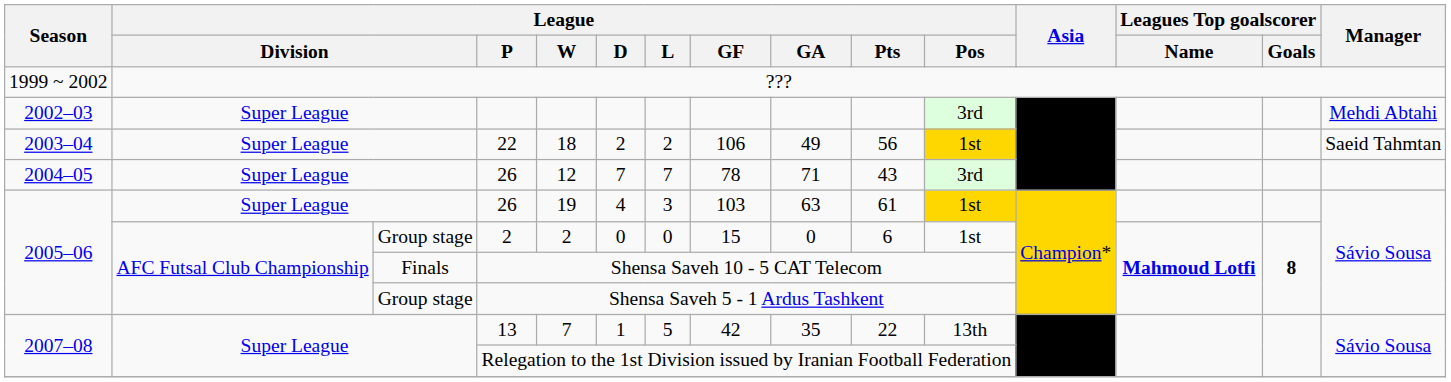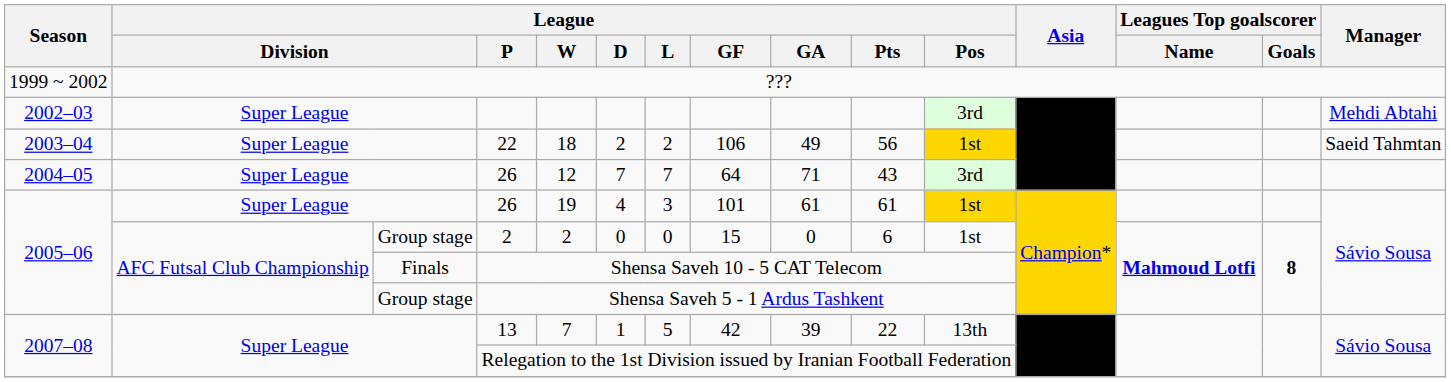(731, 174) 78 -> (731, 174) 64
(731, 205) 103 -> (731, 205) 101
(811, 205) 63 -> (811, 205) 61
(811, 329) 35 -> (811, 329) 39
